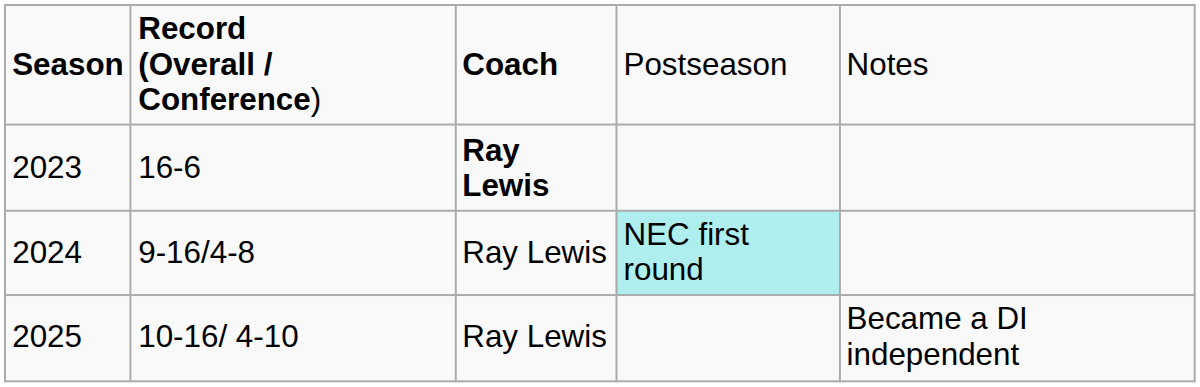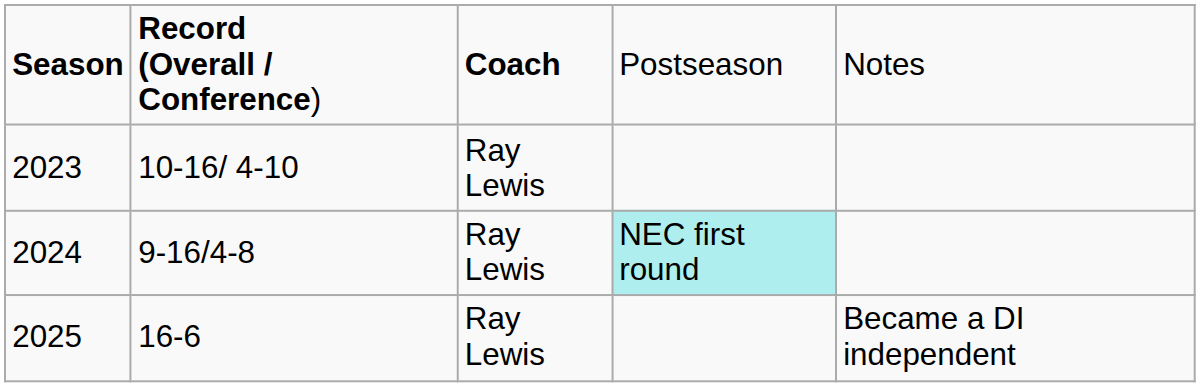(170, 167) 16-6 -> (218, 167) 10-16/ 4-10
(506, 167) bold -> (505, 167) normal
(218, 337) 10-16/ 4-10 -> (170, 337) 16-6
